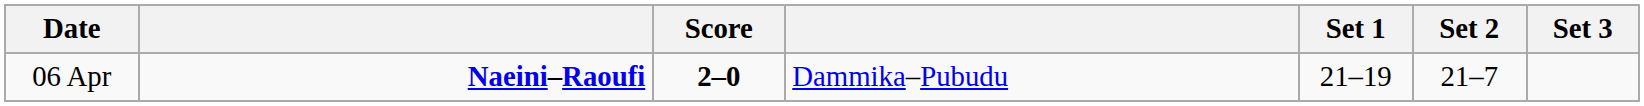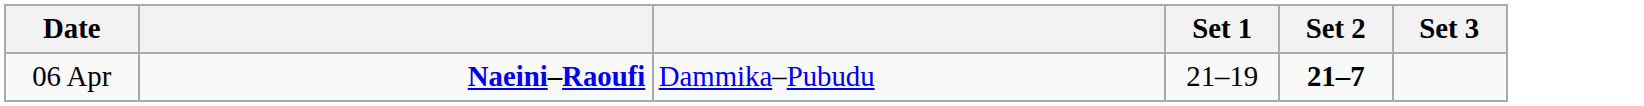- column: (719, 28)
(1469, 76) normal -> (1336, 76) bold
